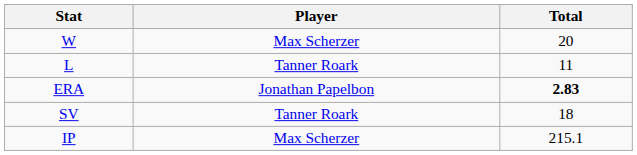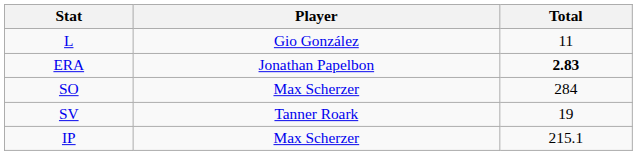- row: (69, 41)
(316, 65) Tanner Roark -> (316, 41) Gio González
+ row: (69, 89)
(566, 114) 18 -> (566, 114) 19
